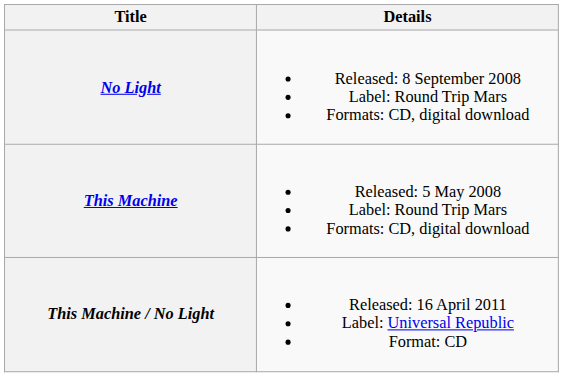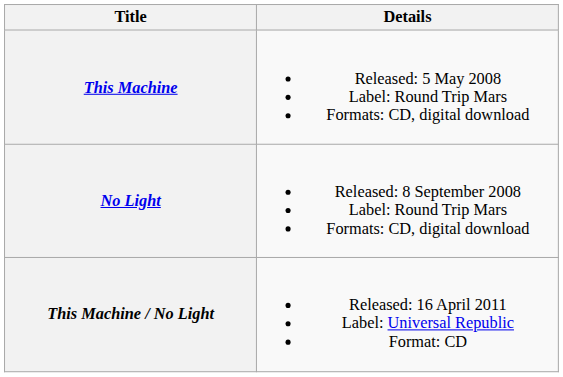rows swapped: (131, 200) <-> (131, 87)
